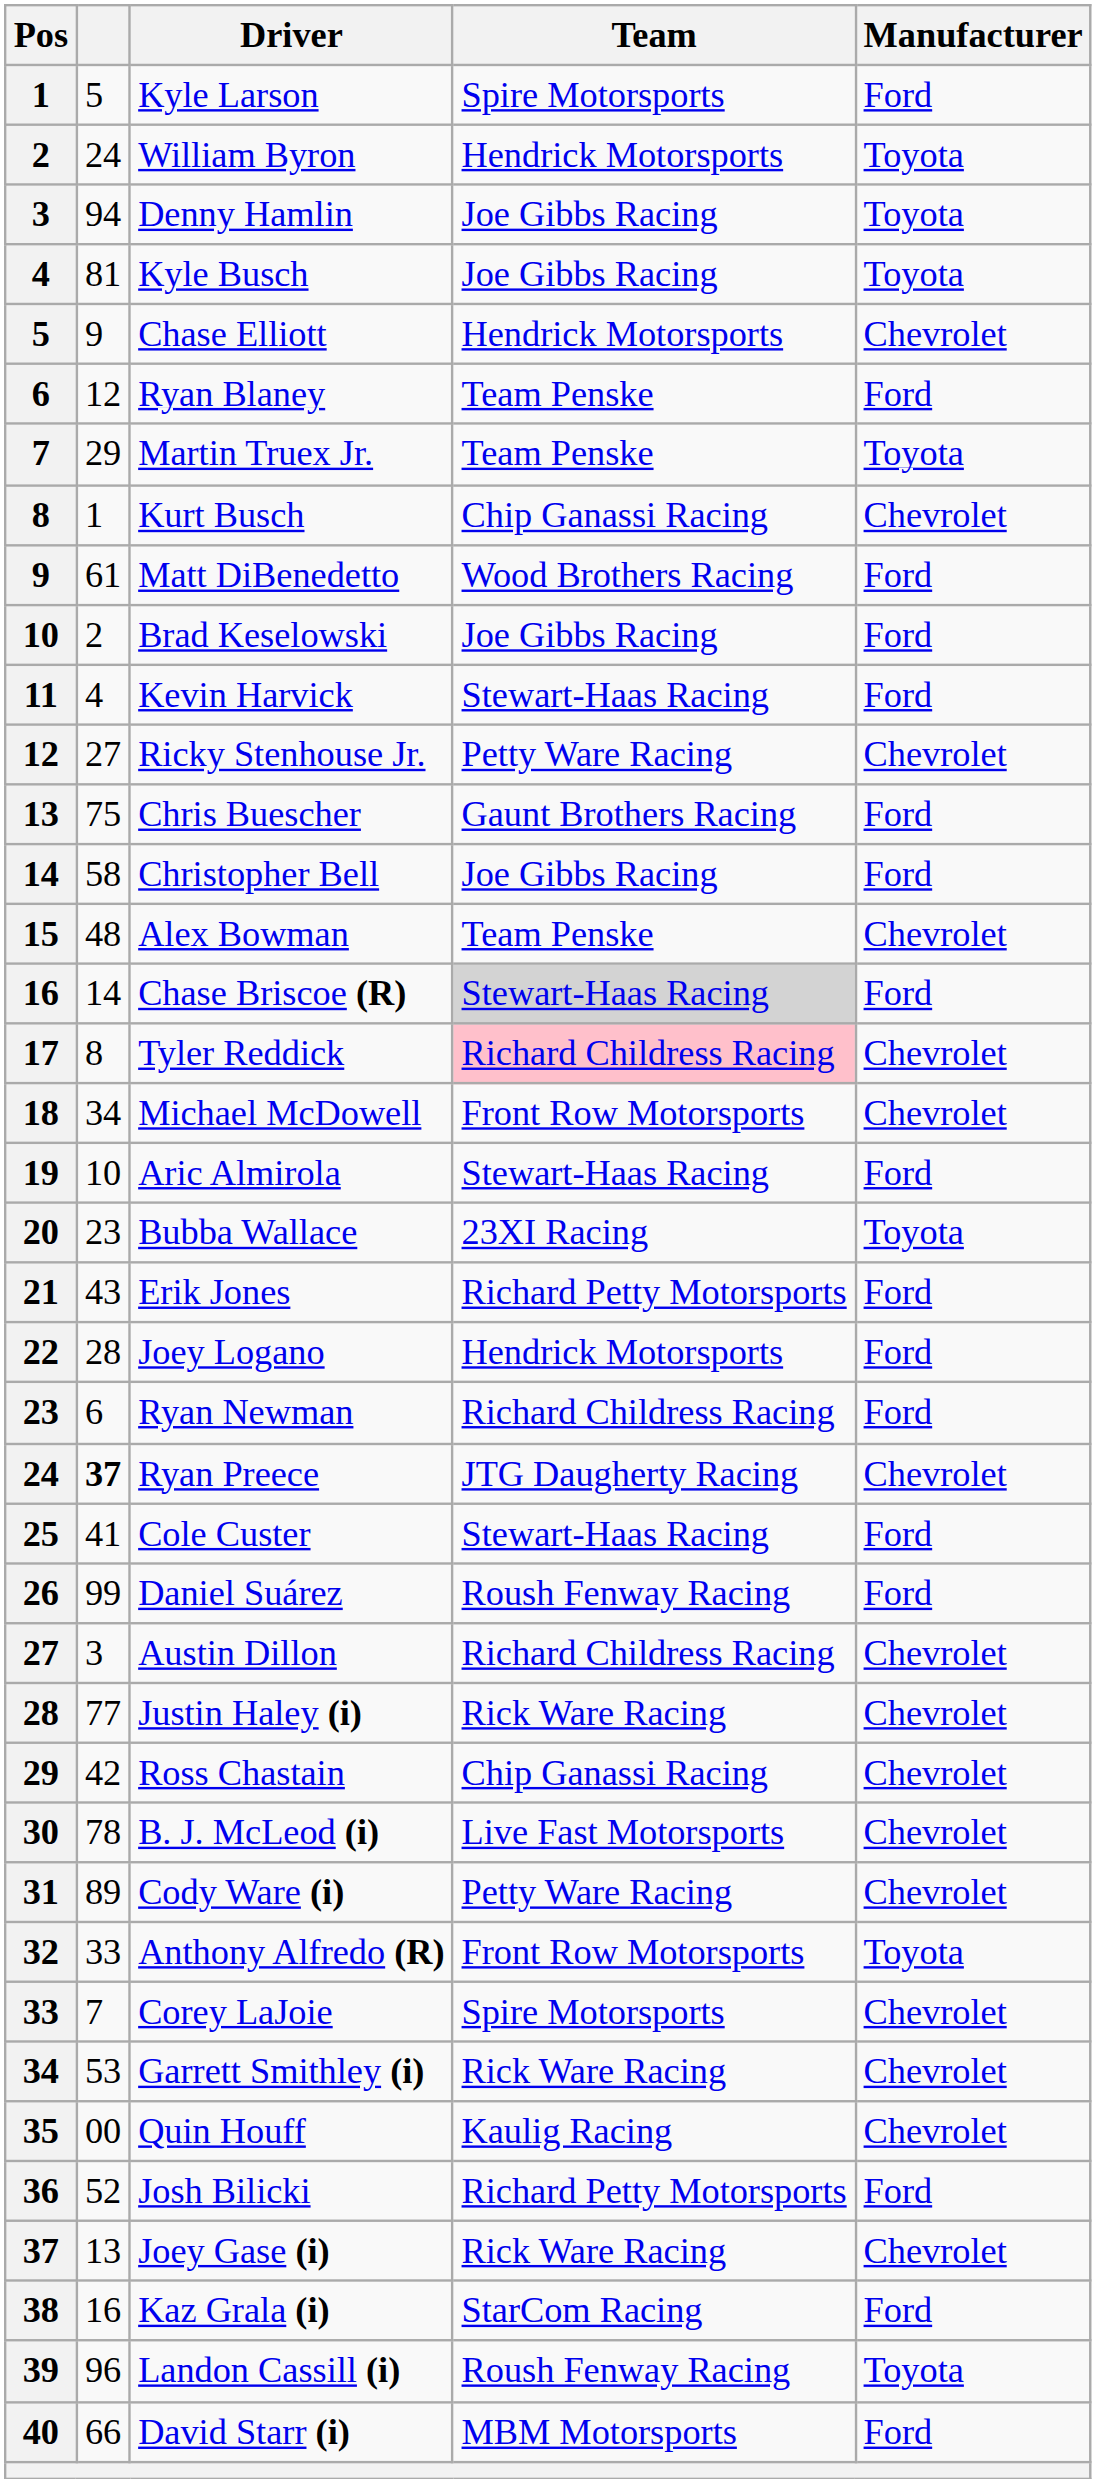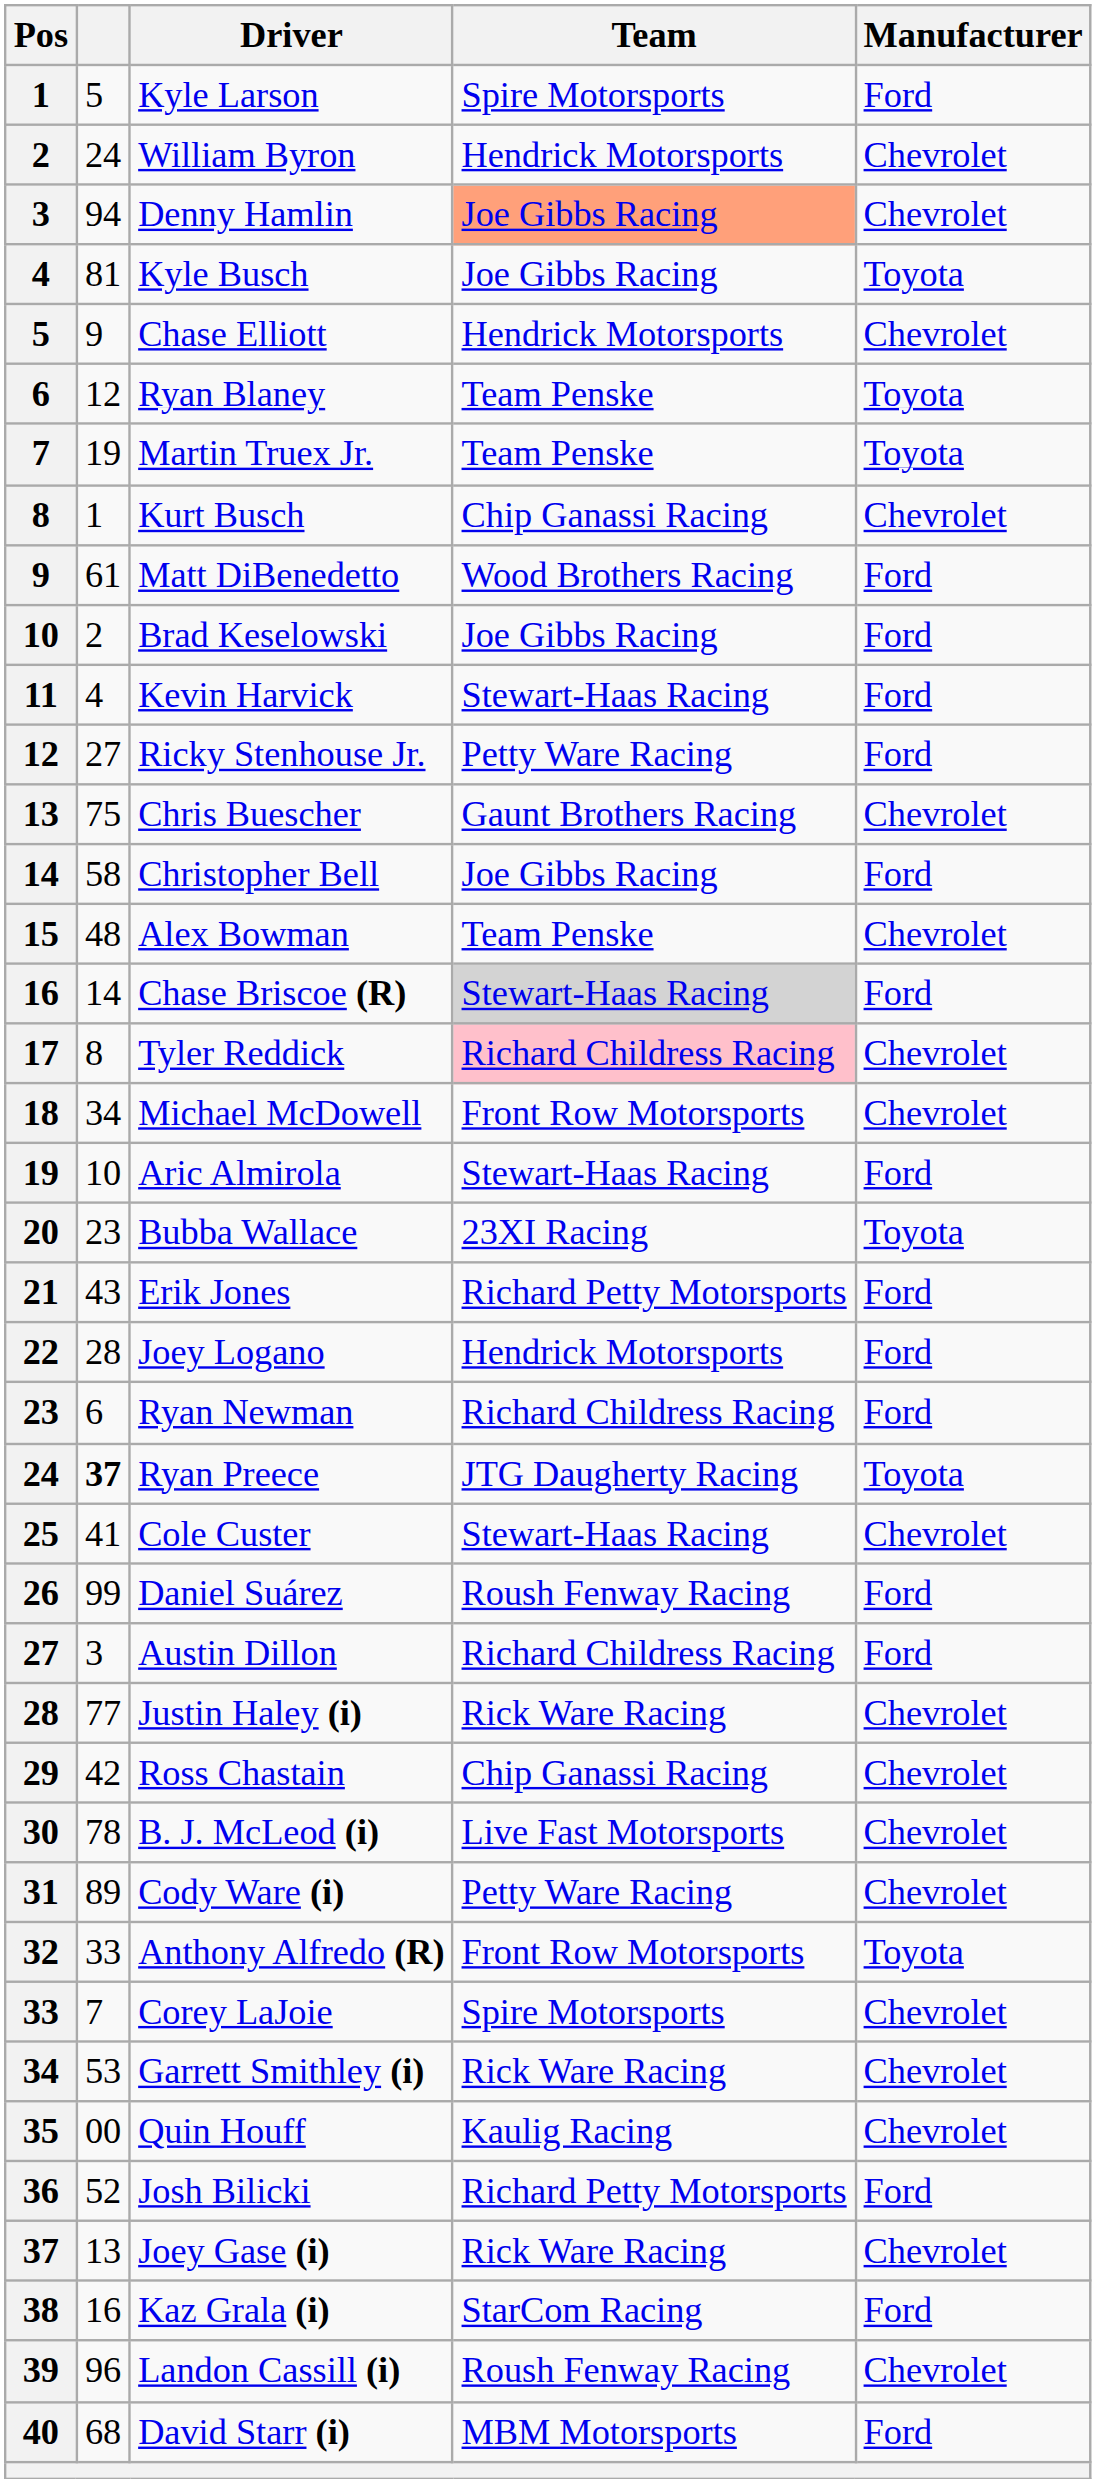(914, 154) Toyota -> (935, 154) Chevrolet
(590, 214) no background -> (590, 214) lightsalmon background
(914, 214) Toyota -> (935, 214) Chevrolet
(898, 394) Ford -> (914, 394) Toyota
(103, 453) 29 -> (103, 453) 19
(935, 753) Chevrolet -> (898, 753) Ford
(898, 813) Ford -> (935, 813) Chevrolet
(935, 1472) Chevrolet -> (914, 1472) Toyota
(898, 1532) Ford -> (935, 1532) Chevrolet
(935, 1651) Chevrolet -> (898, 1651) Ford
(914, 2370) Toyota -> (935, 2370) Chevrolet
(103, 2430) 66 -> (103, 2430) 68
